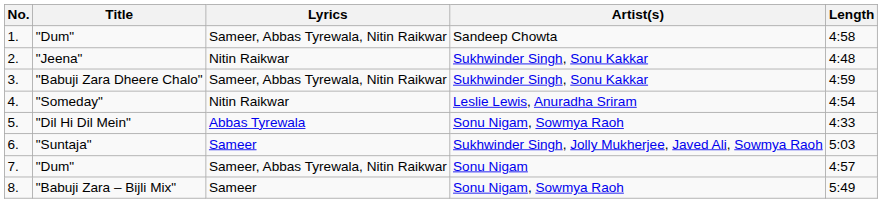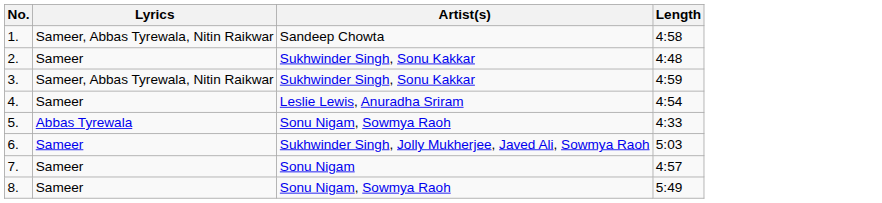- column: (119, 15)
(249, 58) Nitin Raikwar -> (60, 58) Sameer
(249, 101) Nitin Raikwar -> (60, 101) Sameer
(328, 166) Sameer, Abbas Tyrewala, Nitin Raikwar -> (60, 166) Sameer
